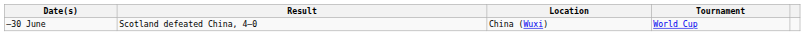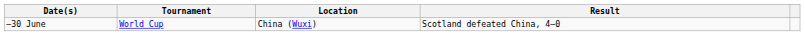columns swapped: (721, 11) <-> (302, 11)
